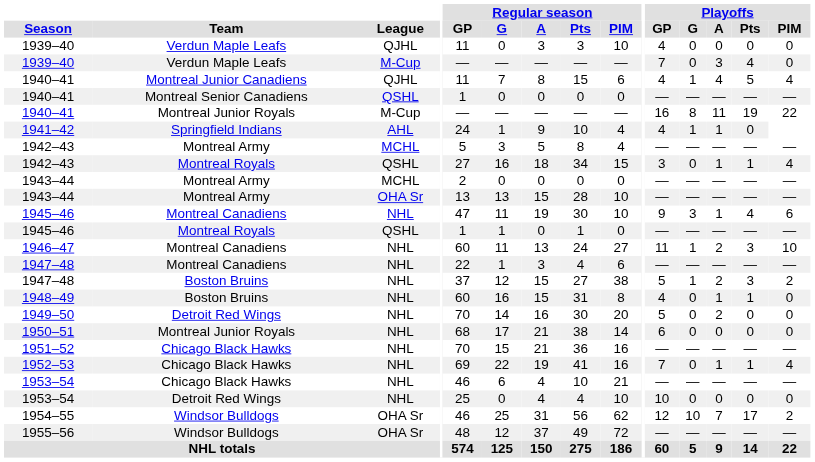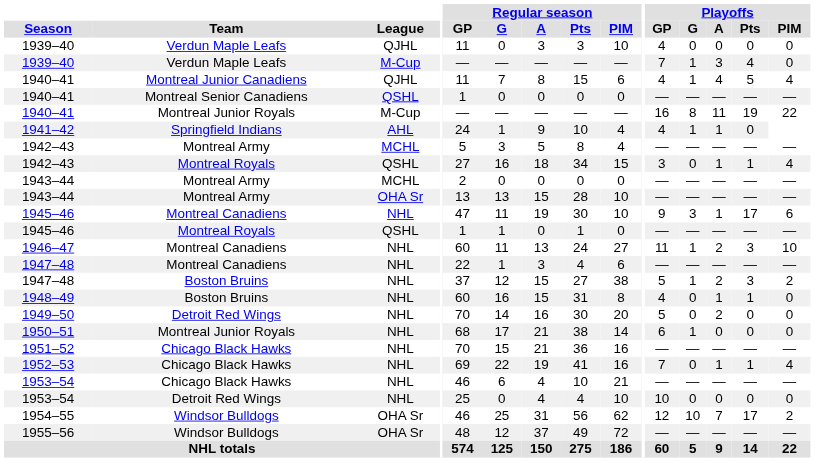(693, 62) 0 -> (693, 62) 1
(750, 214) 4 -> (750, 214) 17
(693, 331) 0 -> (693, 331) 1
